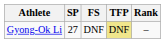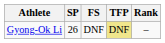(73, 30) 27 -> (73, 30) 26
